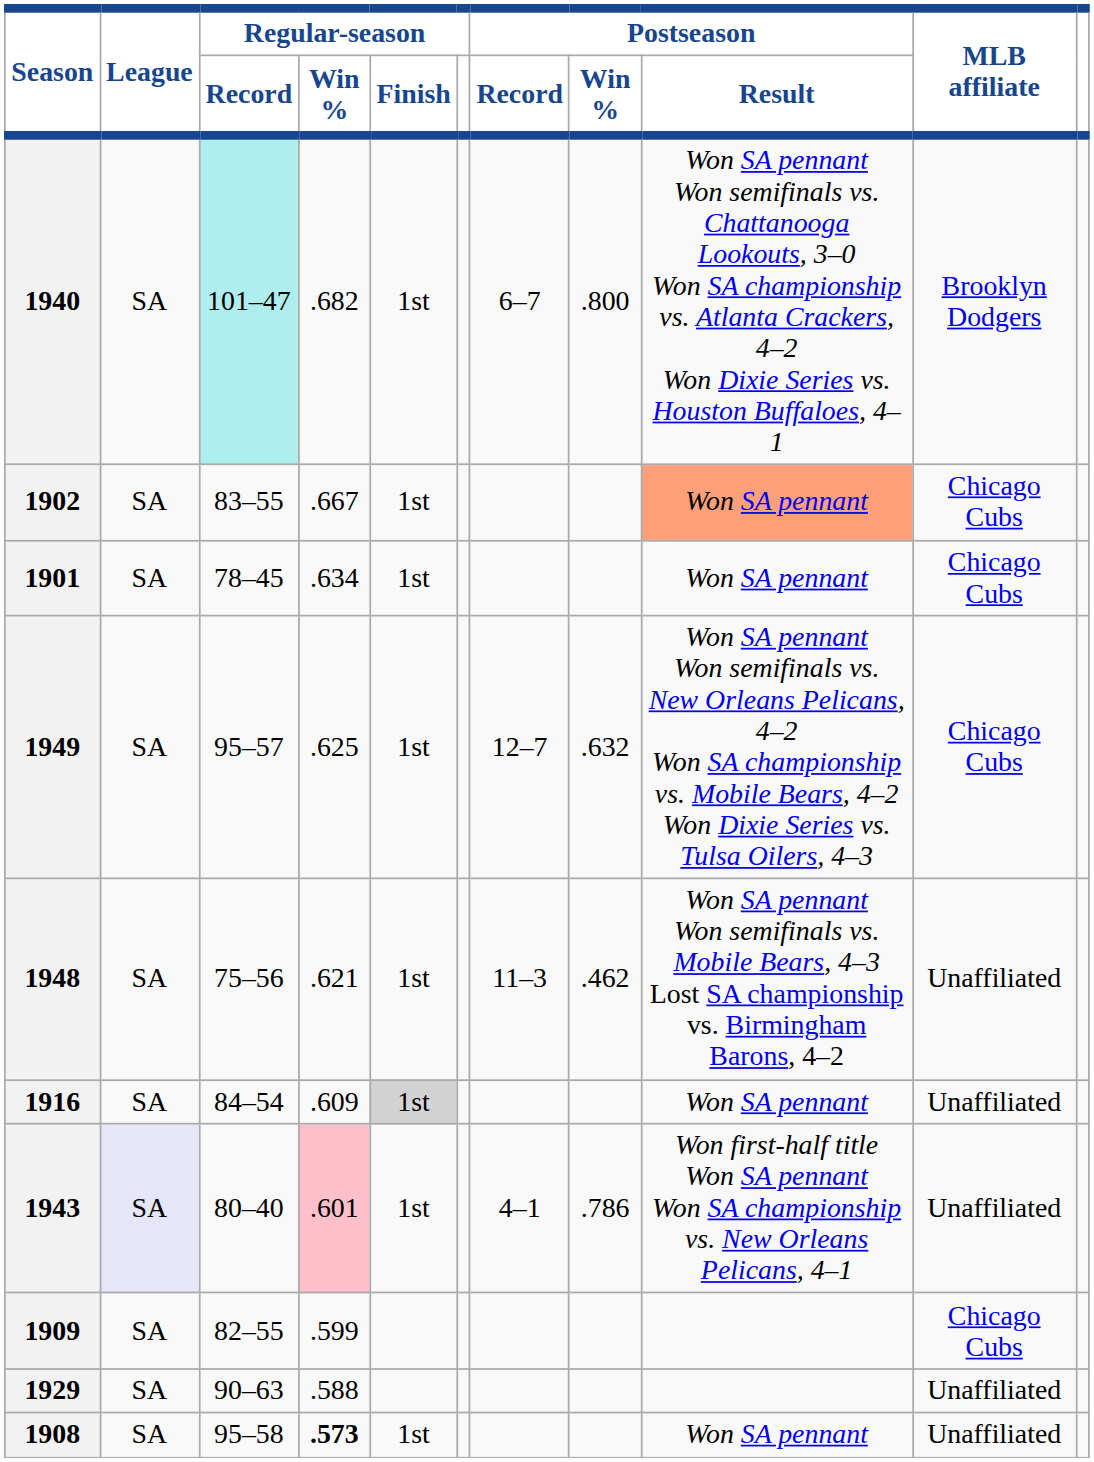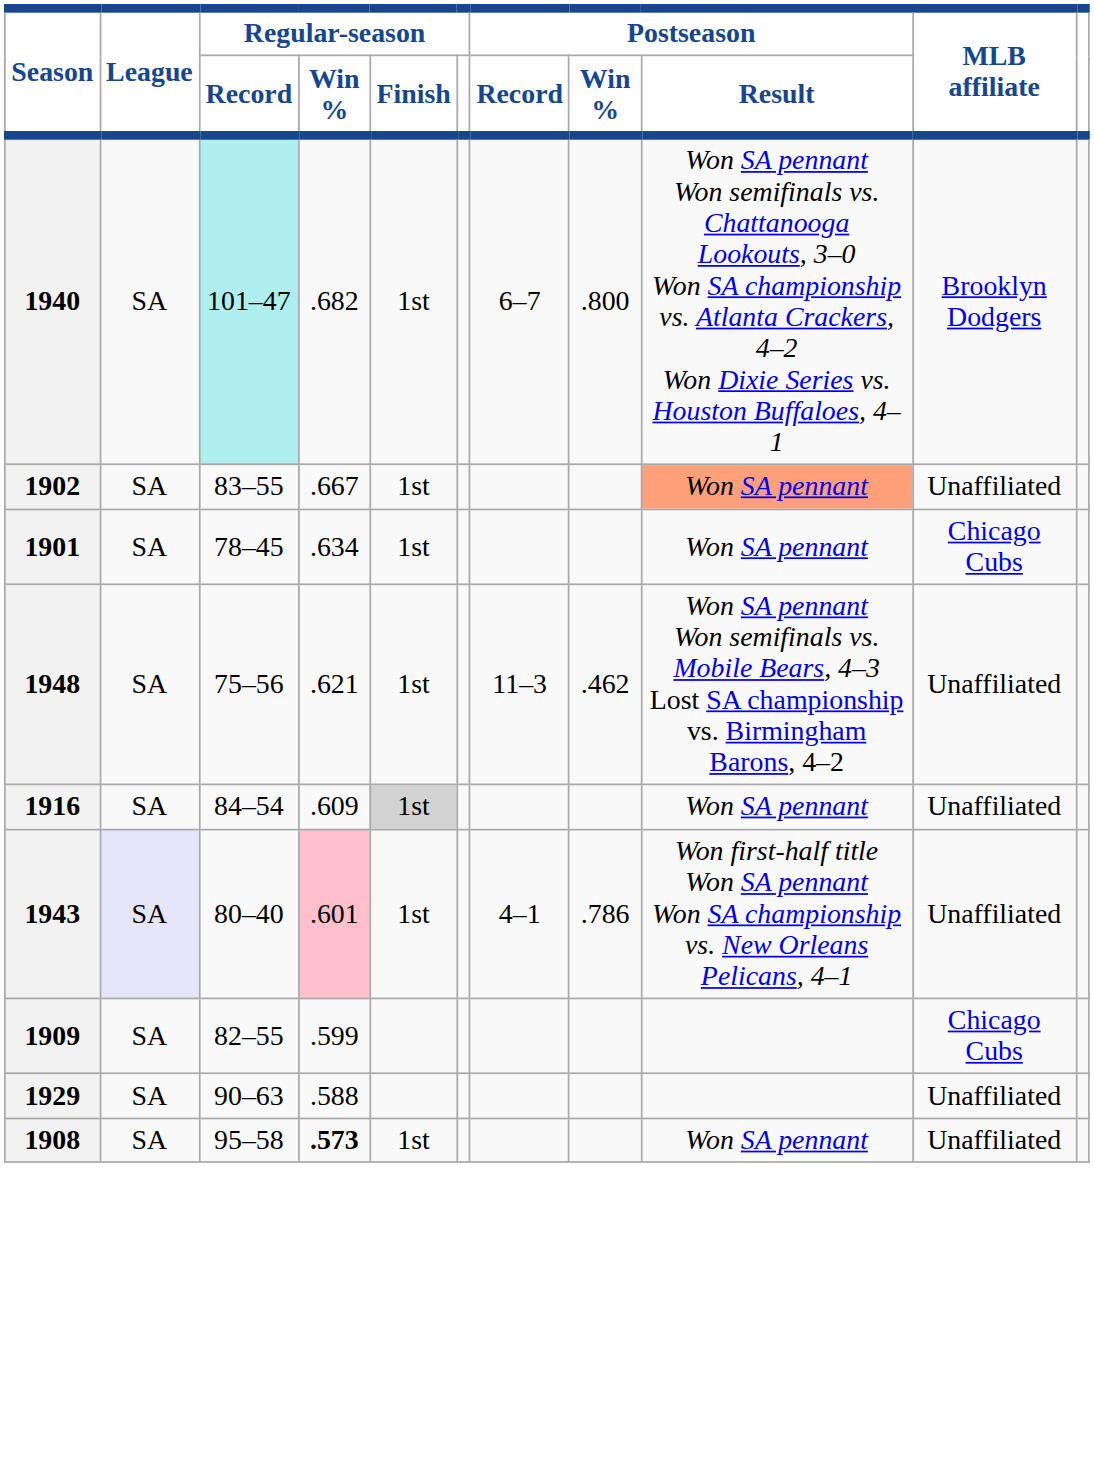(994, 501) Chicago Cubs -> (994, 486) Unaffiliated
- row: (52, 746)
